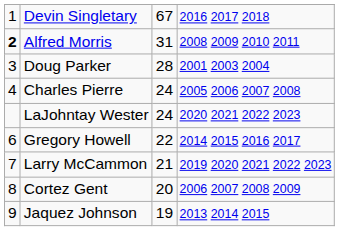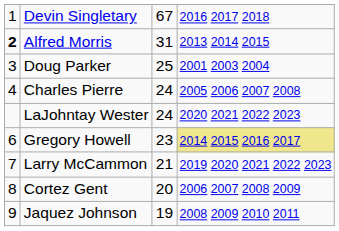(240, 41) 2008 2009 2010 2011 -> (224, 41) 2013 2014 2015
(164, 66) 28 -> (164, 66) 25
(164, 139) 22 -> (164, 139) 23
(240, 140) no background -> (240, 140) khaki background
(224, 214) 2013 2014 2015 -> (240, 214) 2008 2009 2010 2011
